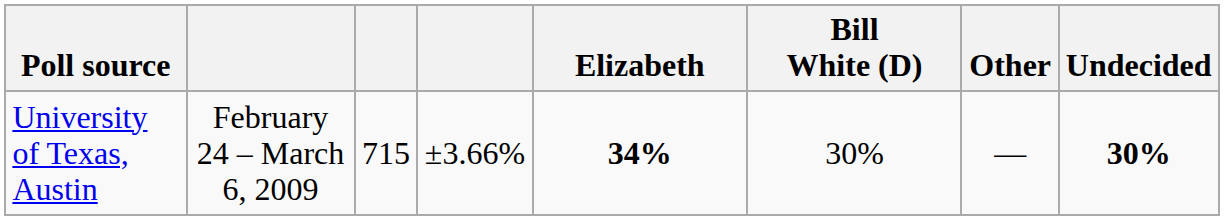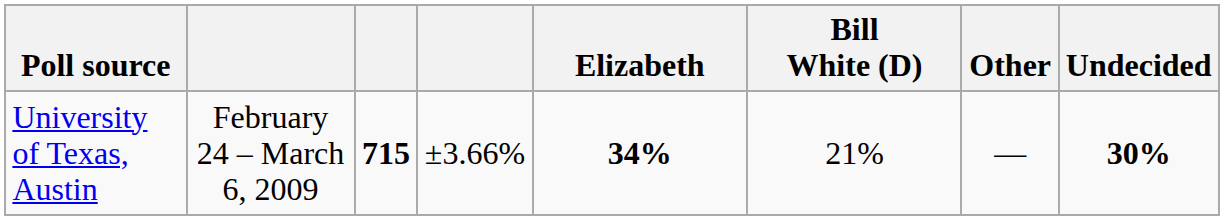(386, 152) normal -> (386, 152) bold
(855, 152) 30% -> (855, 152) 21%
